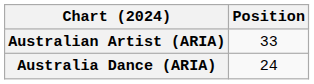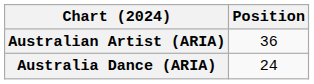(269, 41) 33 -> (269, 41) 36
